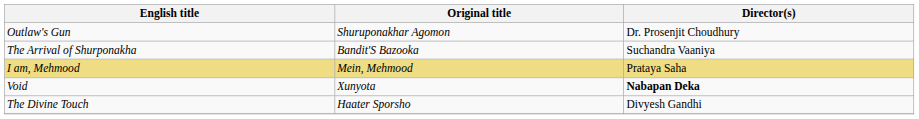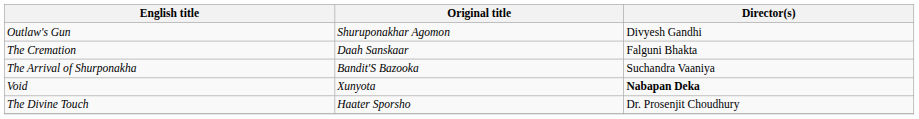(683, 31) Dr. Prosenjit Choudhury -> (664, 31) Divyesh Gandhi
+ row: (42, 50)
- row: (43, 68)
(664, 104) Divyesh Gandhi -> (683, 104) Dr. Prosenjit Choudhury
